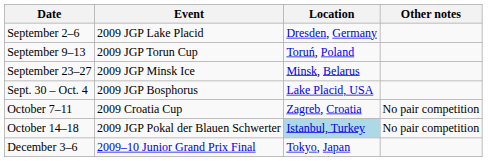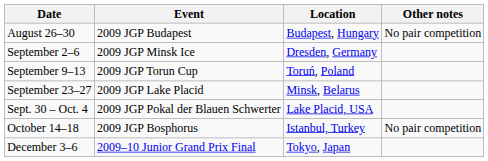+ row: (41, 33)
(150, 33) 2009 JGP Lake Placid -> (146, 52) 2009 JGP Minsk Ice
(146, 71) 2009 JGP Minsk Ice -> (150, 90) 2009 JGP Lake Placid
(147, 90) 2009 JGP Bosphorus -> (189, 109) 2009 JGP Pokal der Blauen Schwerter
- row: (40, 109)
(189, 128) 2009 JGP Pokal der Blauen Schwerter -> (147, 128) 2009 JGP Bosphorus
(326, 128) lightblue background -> (326, 128) no background
